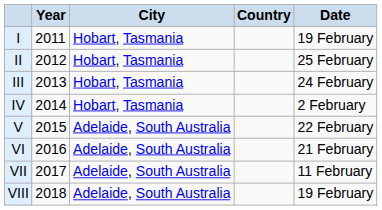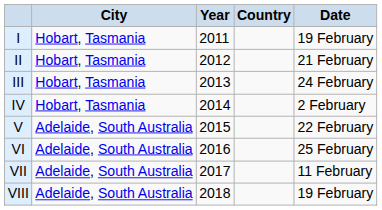columns swapped: (51, 15) <-> (152, 15)
(335, 60) 25 February -> (335, 60) 21 February
(335, 149) 21 February -> (335, 149) 25 February
